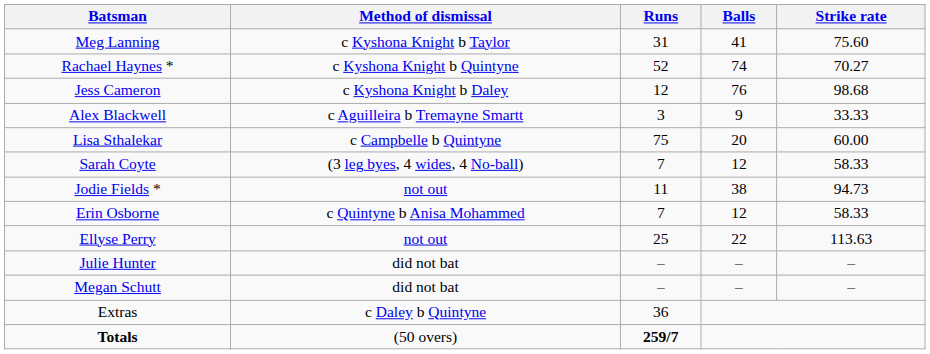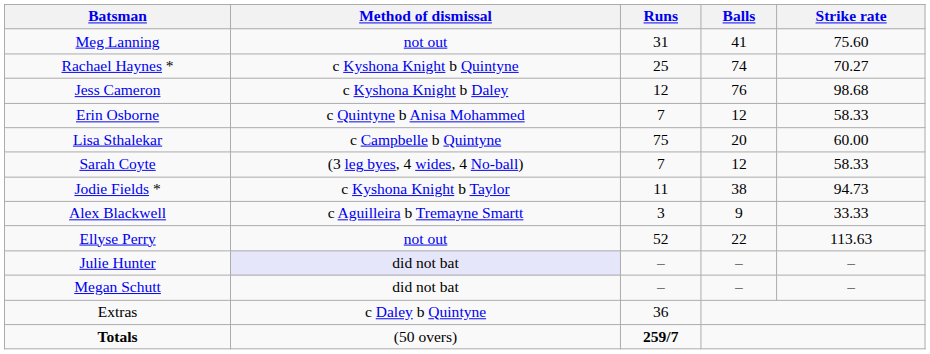(426, 41) c Kyshona Knight b Taylor -> (426, 41) not out
(661, 66) 52 -> (661, 66) 25
rows swapped: (118, 115) <-> (118, 213)
(426, 189) not out -> (426, 189) c Kyshona Knight b Taylor
(661, 238) 25 -> (661, 238) 52
(426, 262) no background -> (426, 262) lavender background
